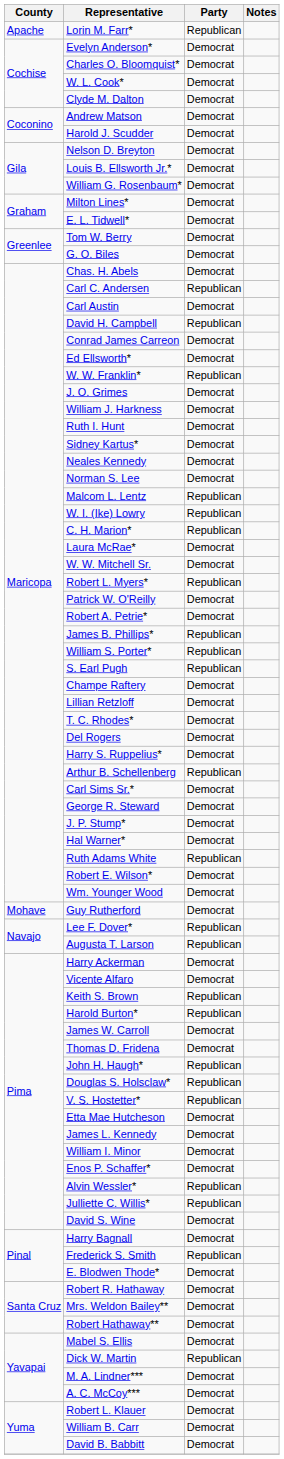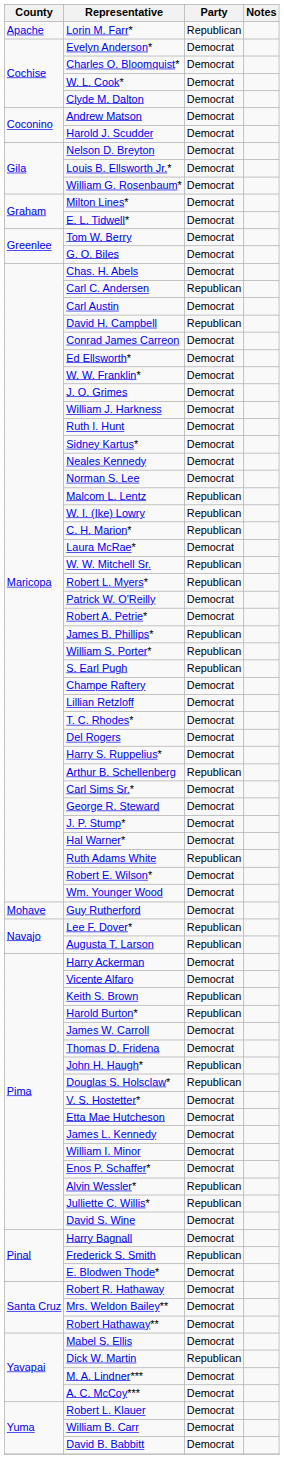(214, 375) Republican -> (210, 375) Democrat
(210, 565) Democrat -> (214, 565) Republican
(214, 1100) Republican -> (210, 1100) Democrat
